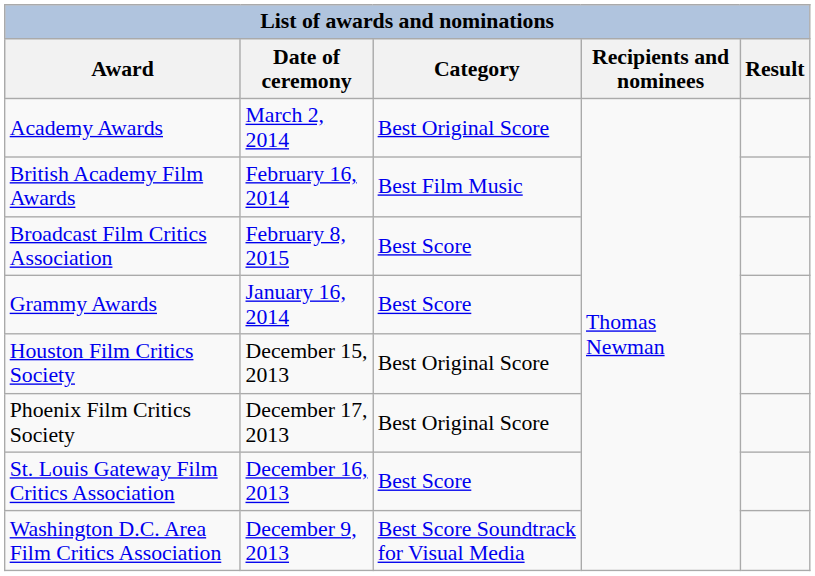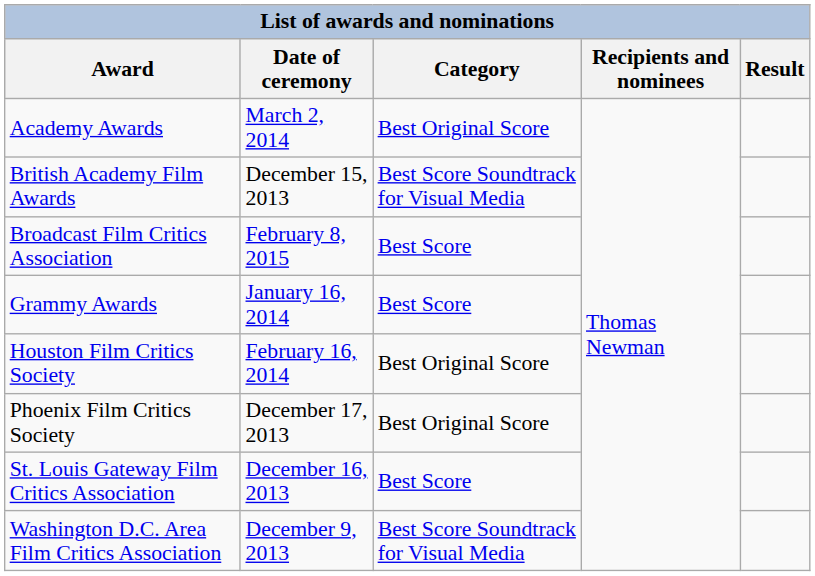(301, 186) February 16, 2014 -> (307, 186) December 15, 2013
(450, 186) Best Film Music -> (477, 186) Best Score Soundtrack for Visual Media
(307, 363) December 15, 2013 -> (301, 363) February 16, 2014
